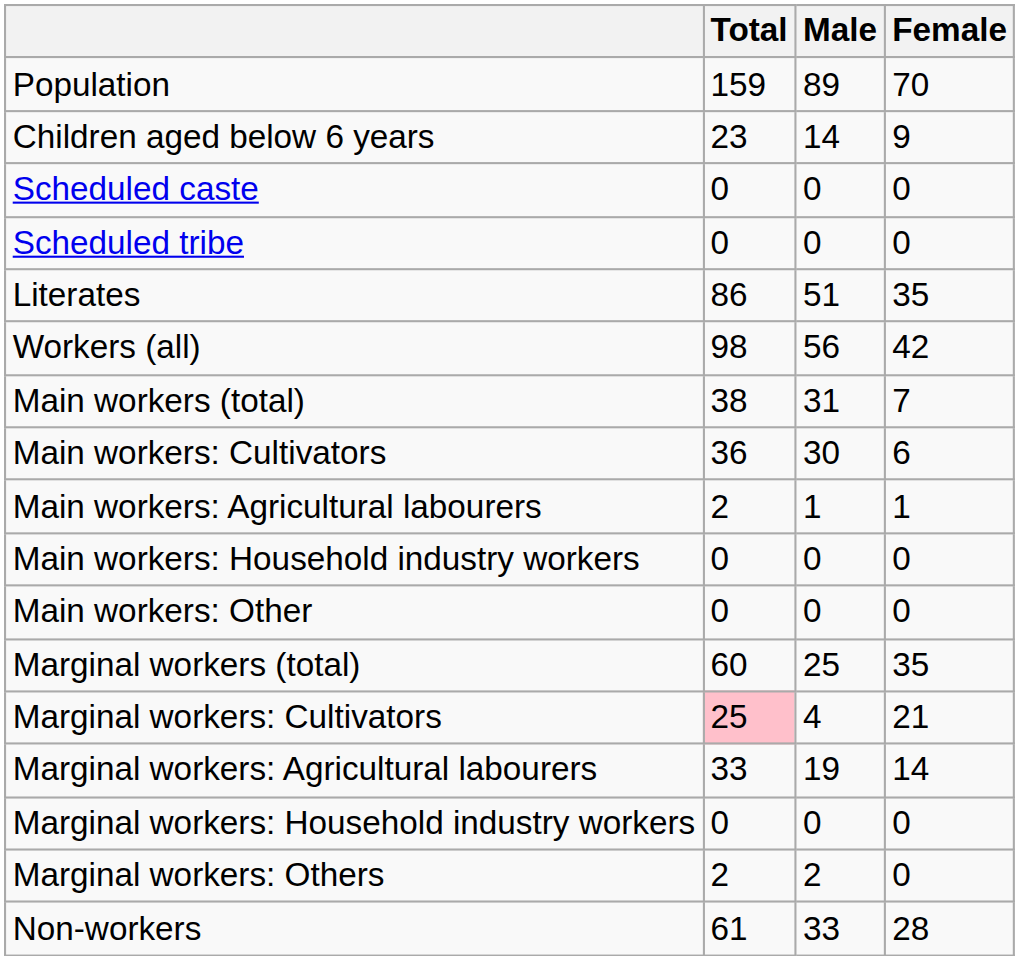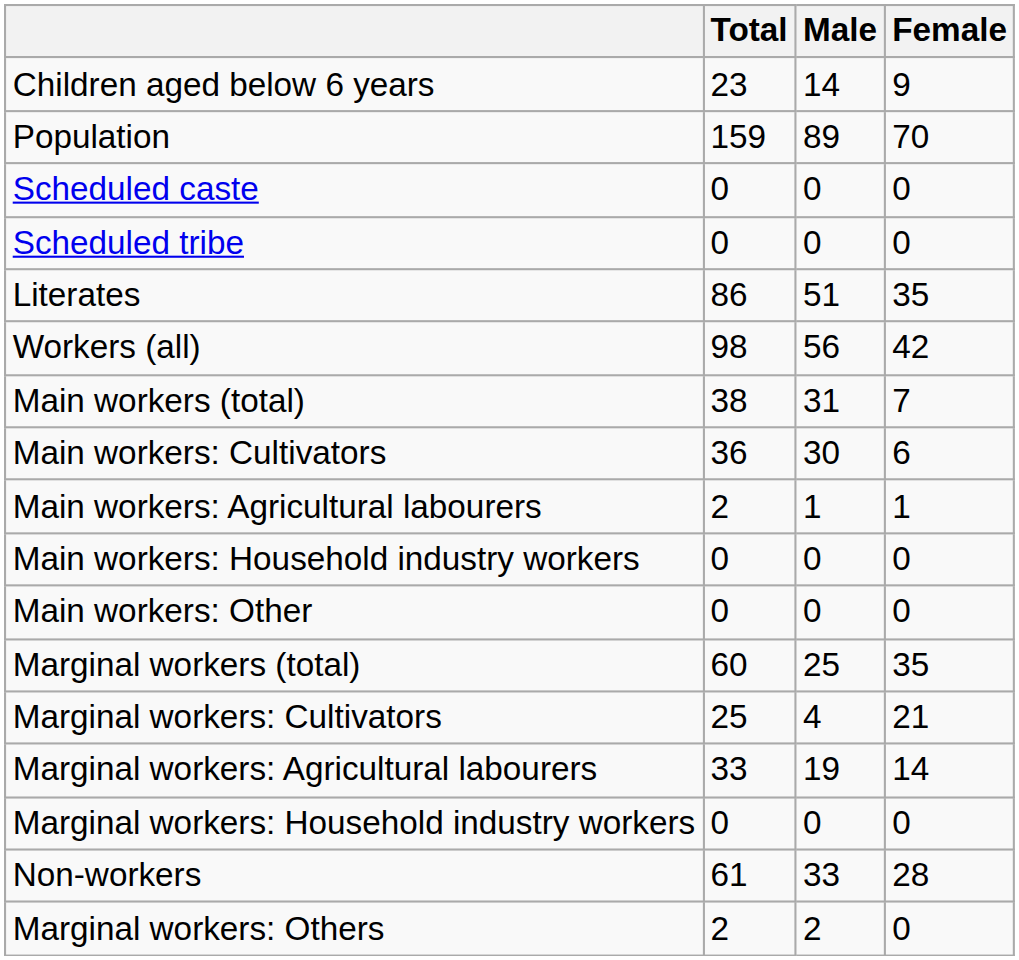rows swapped: (91, 83) <-> (224, 136)
(729, 717) pink background -> (729, 717) no background
rows swapped: (199, 875) <-> (107, 928)
